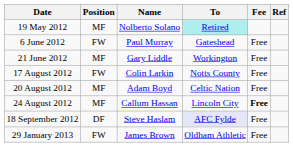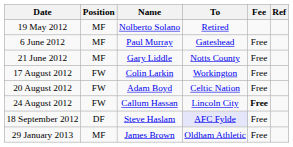(215, 27) paleturquoise background -> (215, 27) no background
(99, 42) FW -> (99, 42) MF
(215, 58) Workington -> (215, 58) Notts County
(215, 73) Notts County -> (215, 73) Workington
(99, 88) MF -> (99, 88) FW
(99, 104) MF -> (99, 104) FW
(99, 134) FW -> (99, 134) MF
